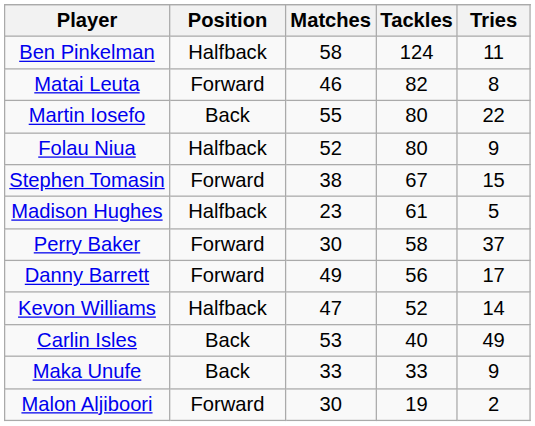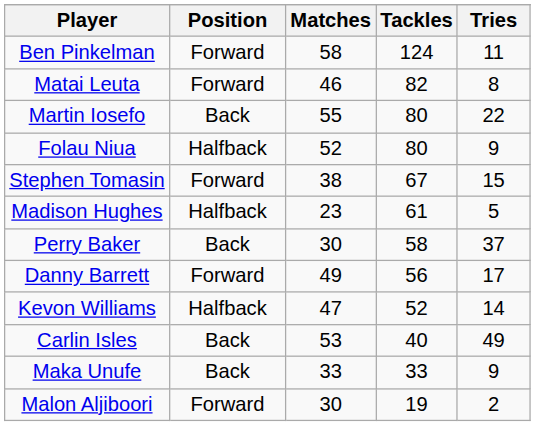(228, 52) Halfback -> (228, 52) Forward
(228, 244) Forward -> (228, 244) Back
